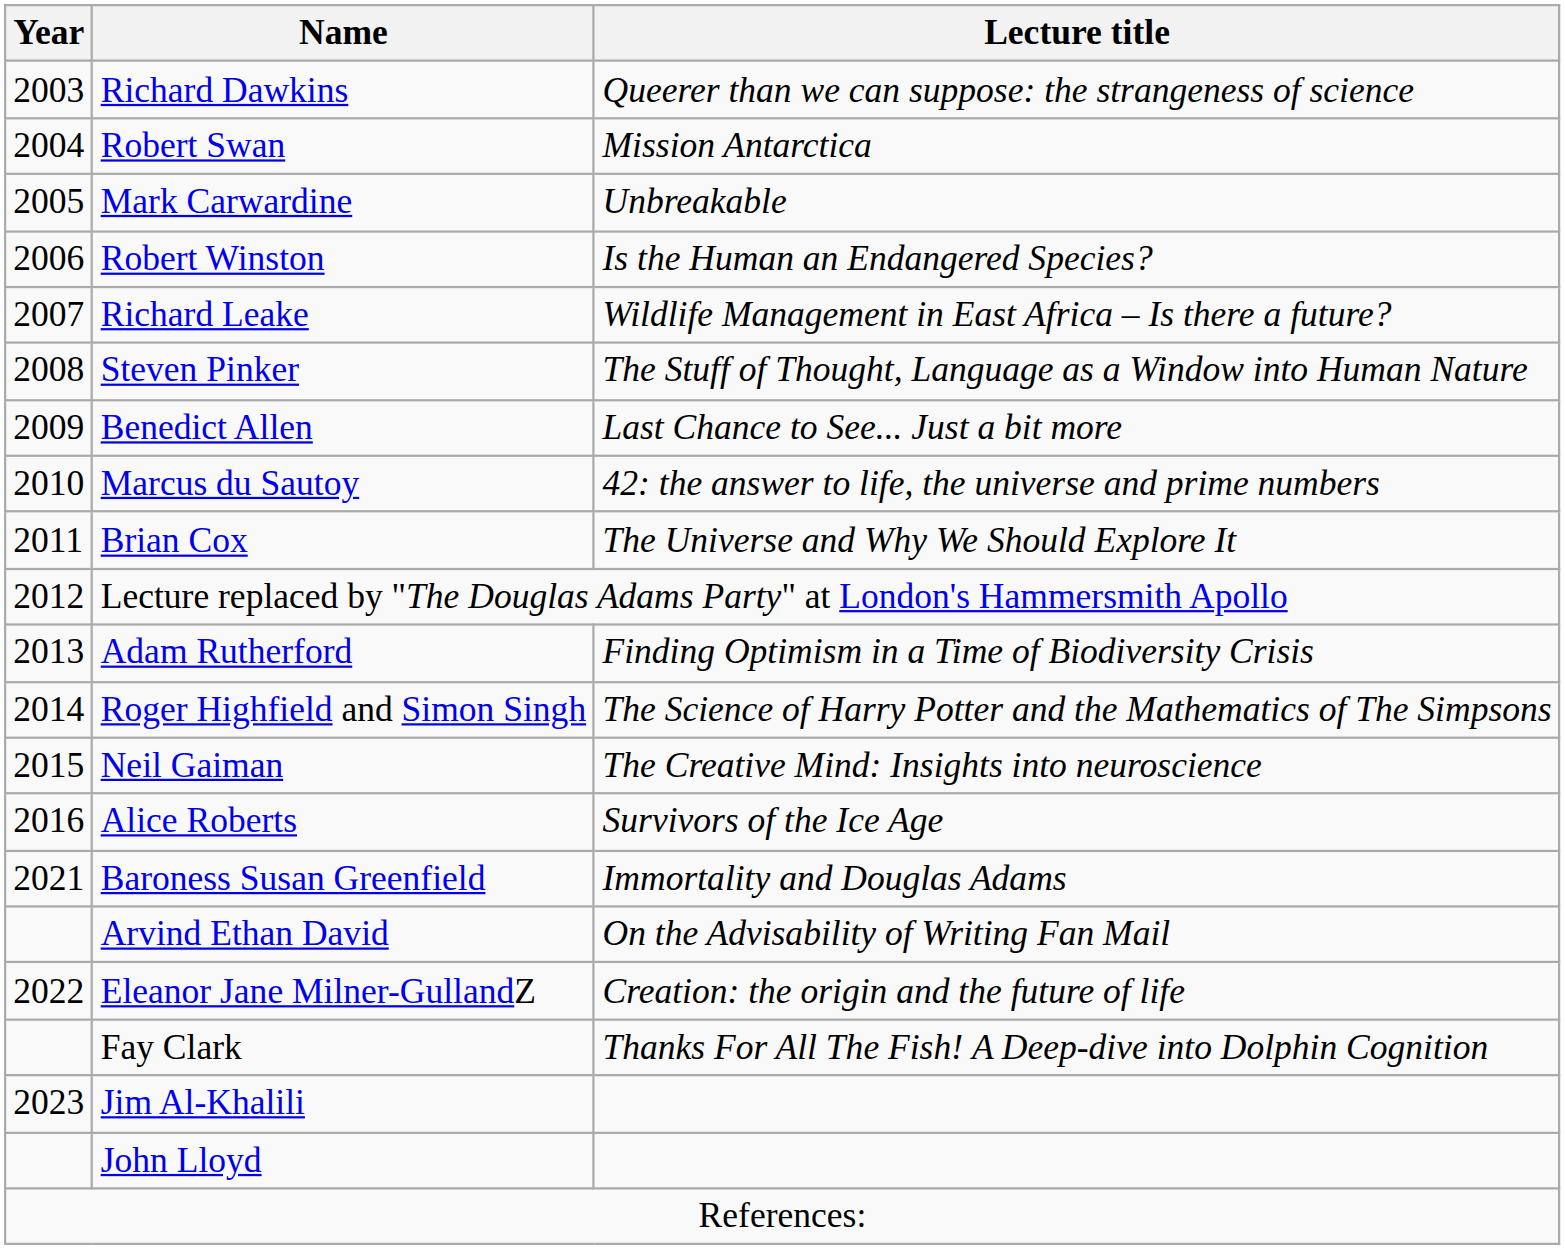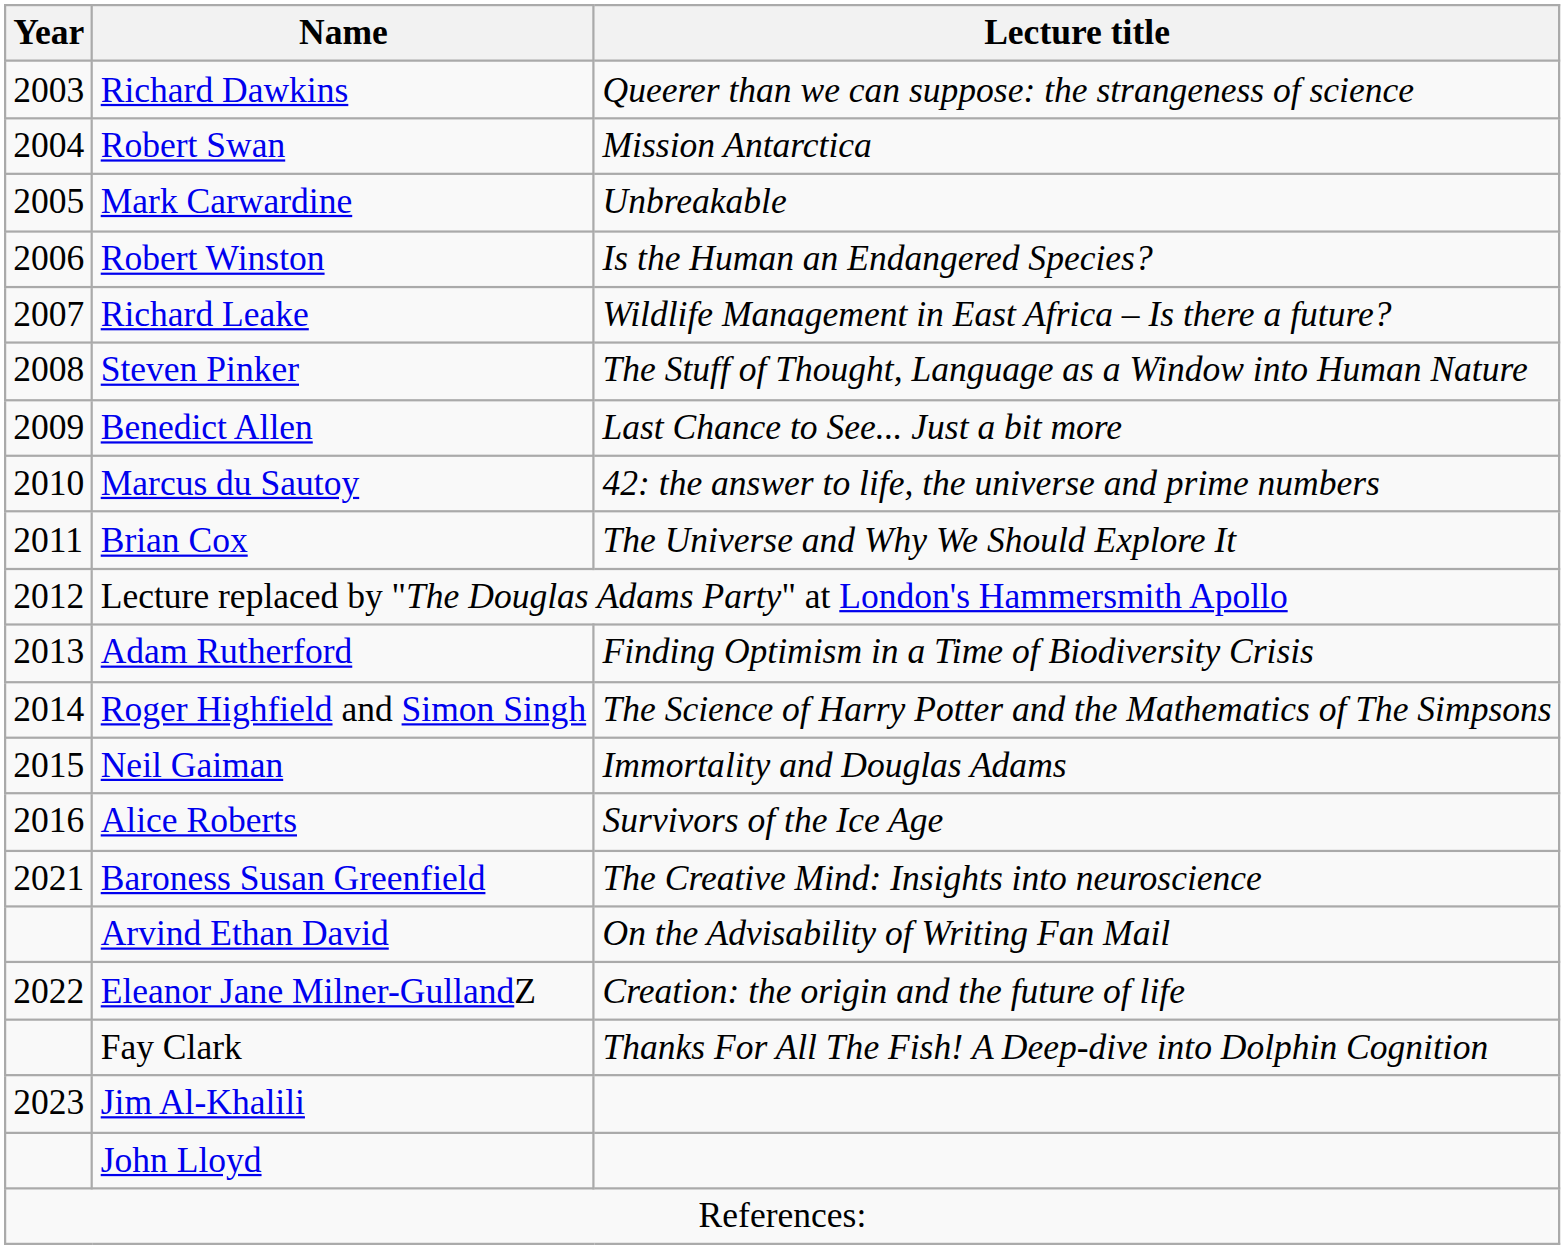(932, 764) The Creative Mind: Insights into neuroscience -> (835, 764) Immortality and Douglas Adams
(835, 877) Immortality and Douglas Adams -> (932, 877) The Creative Mind: Insights into neuroscience
